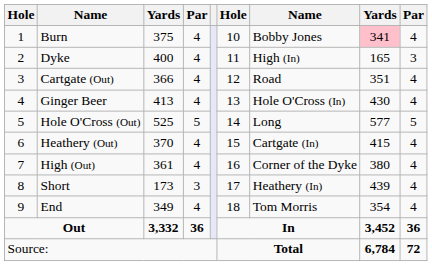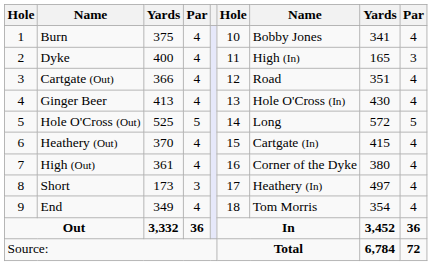(380, 36) pink background -> (380, 36) no background
(380, 121) 577 -> (380, 121) 572
(380, 185) 439 -> (380, 185) 497
